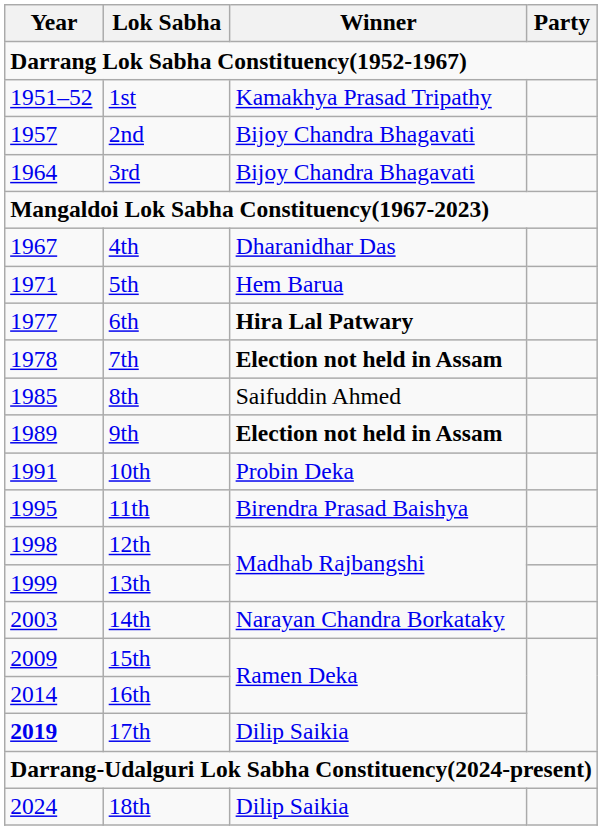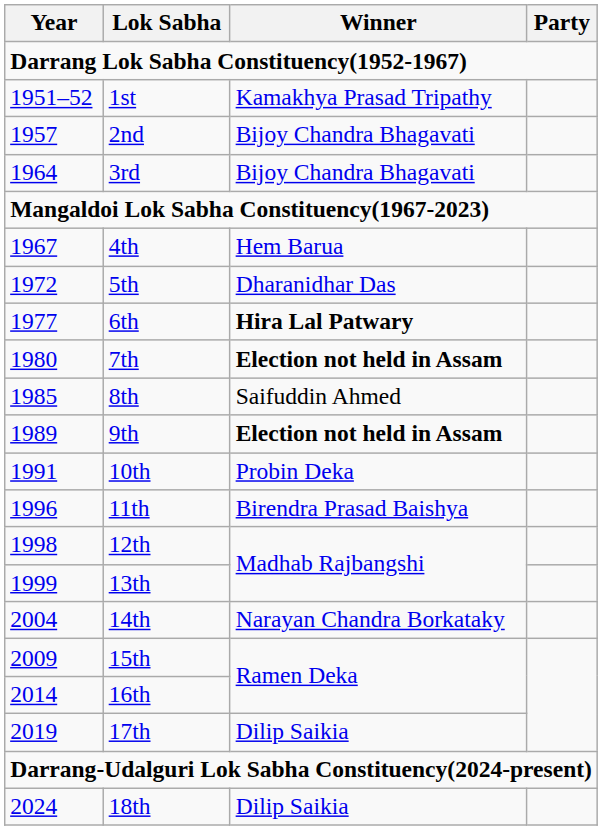(316, 246) Dharanidhar Das -> (290, 246) Hem Barua
(34, 284) 1971 -> (34, 284) 1972
(290, 284) Hem Barua -> (316, 284) Dharanidhar Das
(34, 358) 1978 -> (34, 358) 1980
(34, 508) 1995 -> (34, 508) 1996
(34, 619) 2003 -> (34, 619) 2004
(34, 731) bold -> (34, 731) normal
